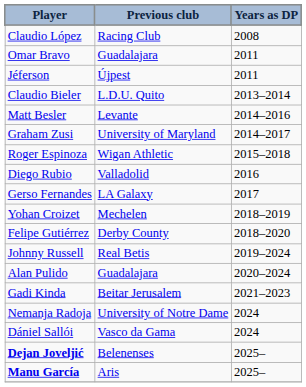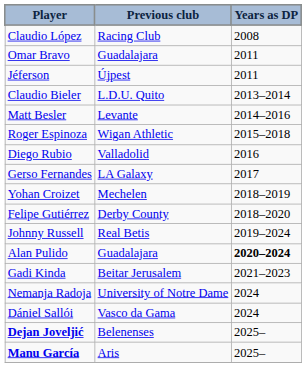- row: (40, 134)
(262, 273) normal -> (262, 253) bold
